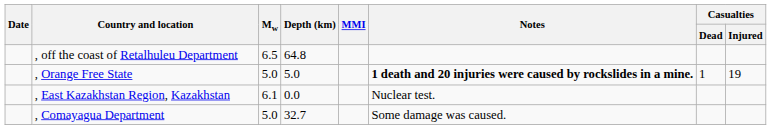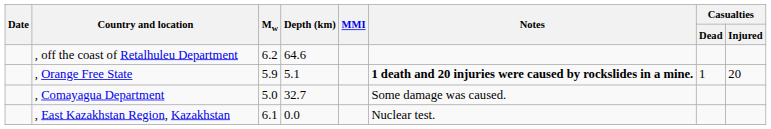(270, 54) 6.5 -> (270, 54) 6.2
(295, 54) 64.8 -> (295, 54) 64.6
(270, 74) 5.0 -> (270, 74) 5.9
(292, 74) 5.0 -> (292, 74) 5.1
(735, 74) 19 -> (735, 74) 20
rows swapped: (132, 94) <-> (100, 114)
